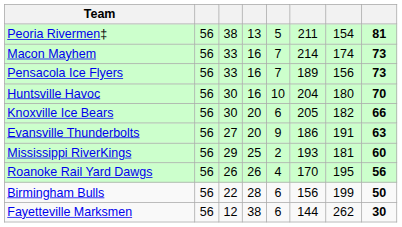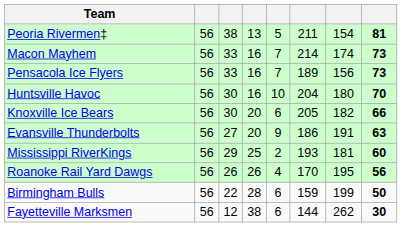(308, 192) 156 -> (308, 192) 159
